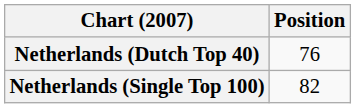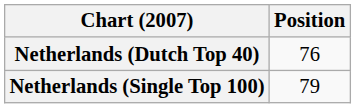(310, 86) 82 -> (310, 86) 79
